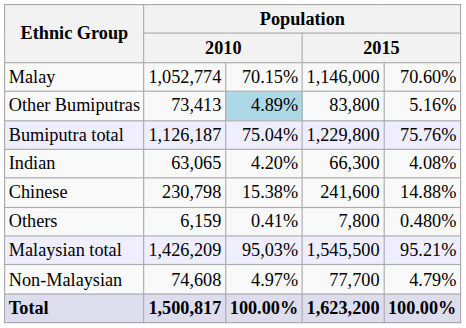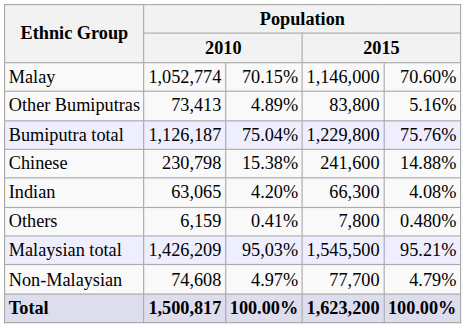(275, 105) lightblue background -> (275, 105) no background
rows swapped: (38, 192) <-> (32, 163)
